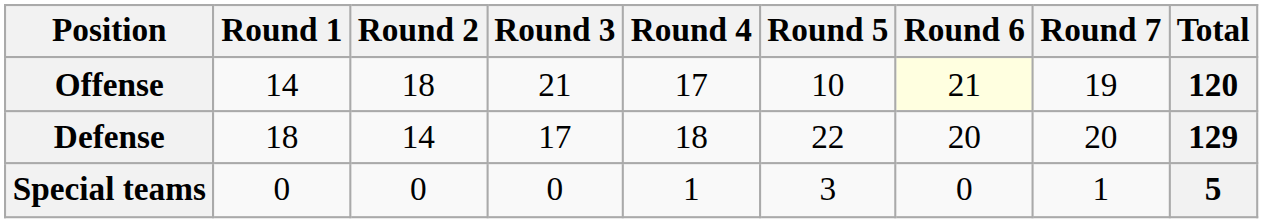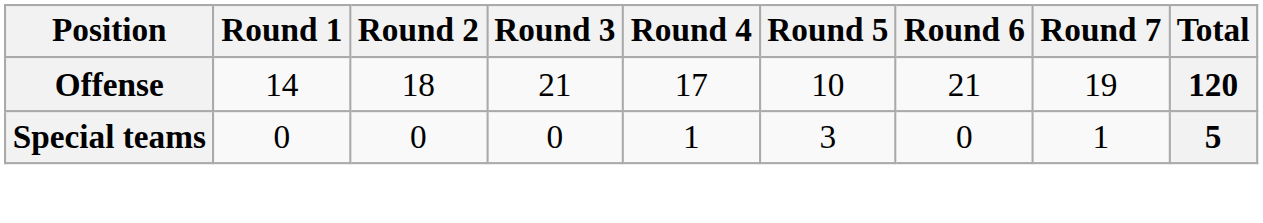(964, 83) lightyellow background -> (964, 83) no background
- row: (109, 136)
